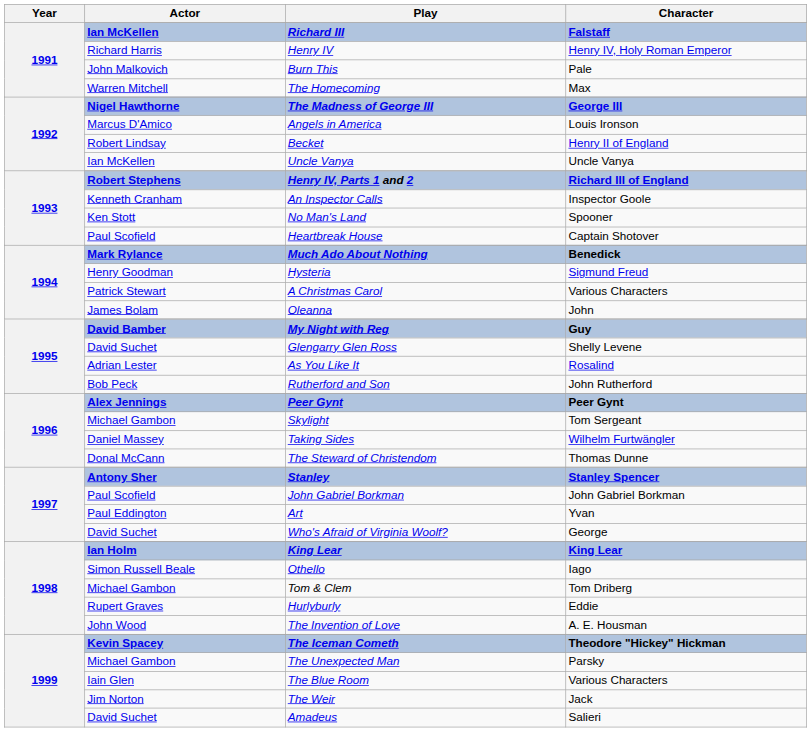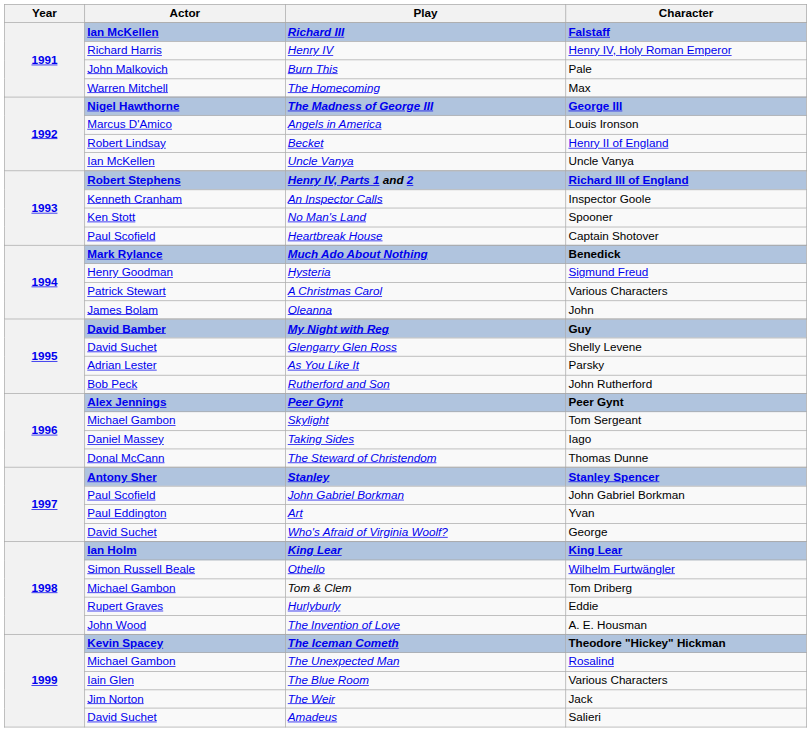(591, 365) Rosalind -> (586, 365) Parsky
(622, 439) Wilhelm Furtwängler -> (580, 439) Iago
(580, 569) Iago -> (622, 569) Wilhelm Furtwängler
(586, 662) Parsky -> (591, 662) Rosalind
